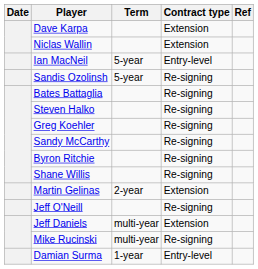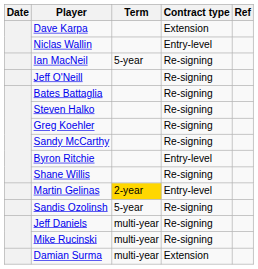(186, 45) Extension -> (188, 45) Entry-level
(188, 61) Entry-level -> (188, 61) Re-signing
rows swapped: (71, 77) <-> (58, 207)
(188, 158) Re-signing -> (188, 158) Entry-level
(129, 191) no background -> (129, 191) gold background
(186, 191) Extension -> (188, 191) Entry-level
(186, 223) Extension -> (188, 223) Re-signing
(129, 256) 1-year -> (136, 256) multi-year
(188, 256) Entry-level -> (186, 256) Extension
